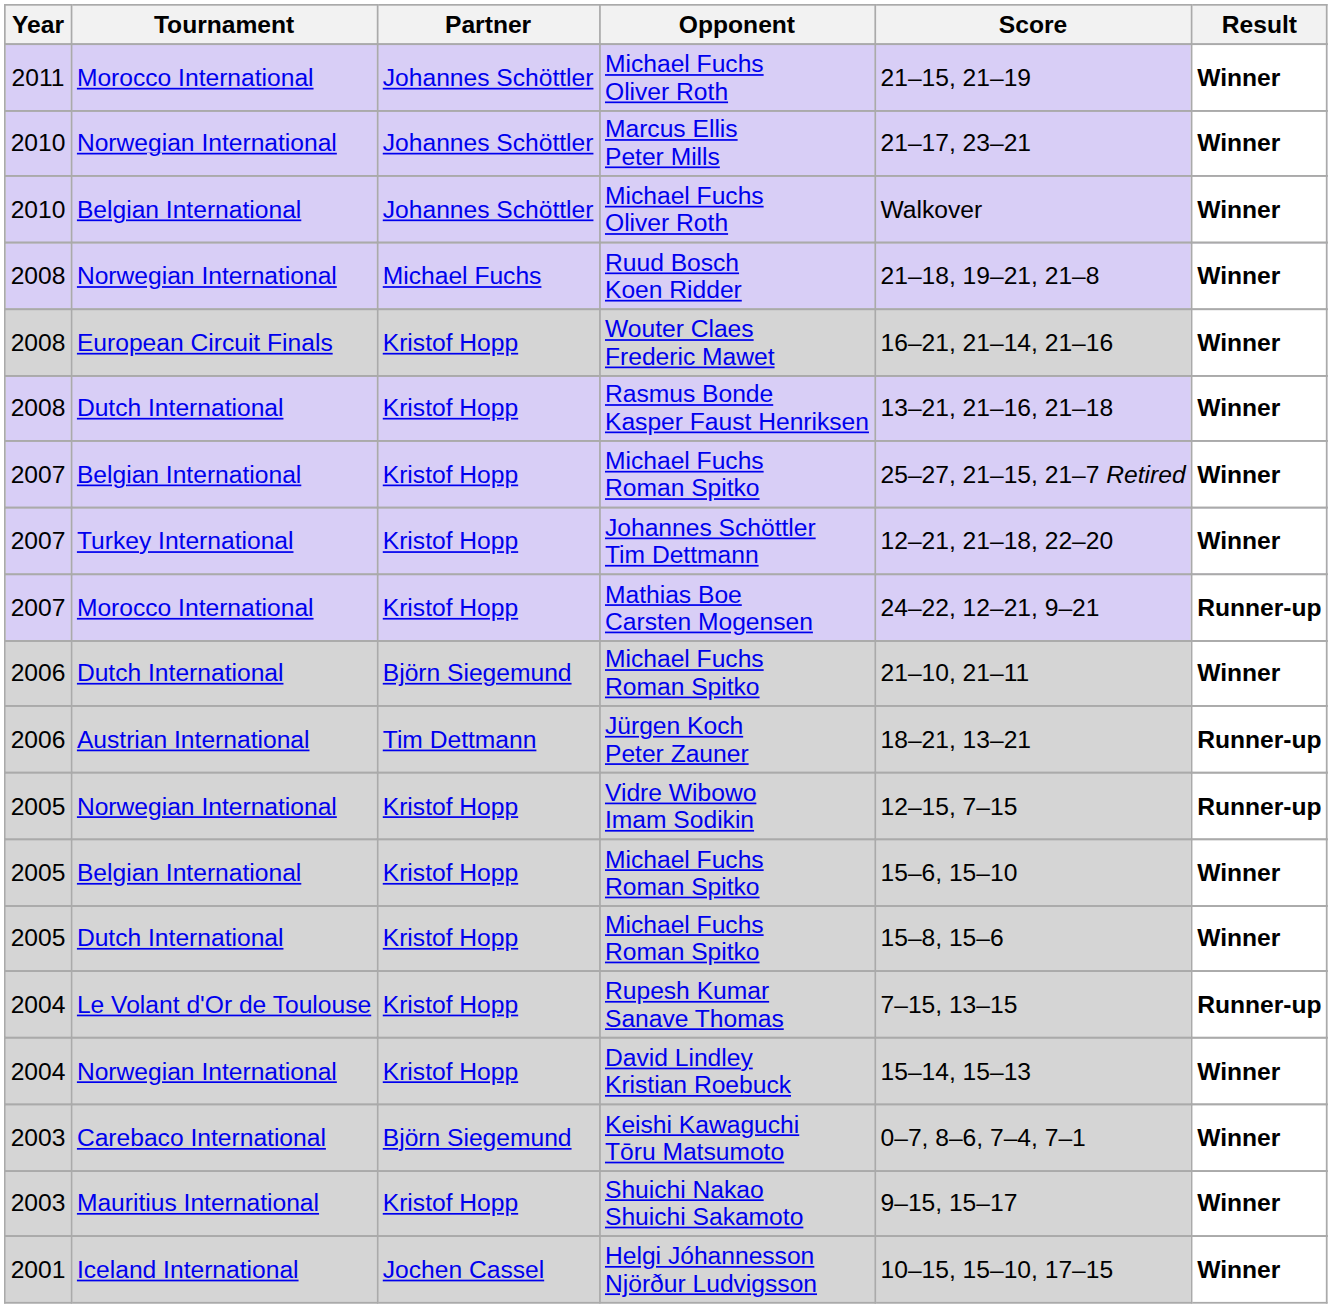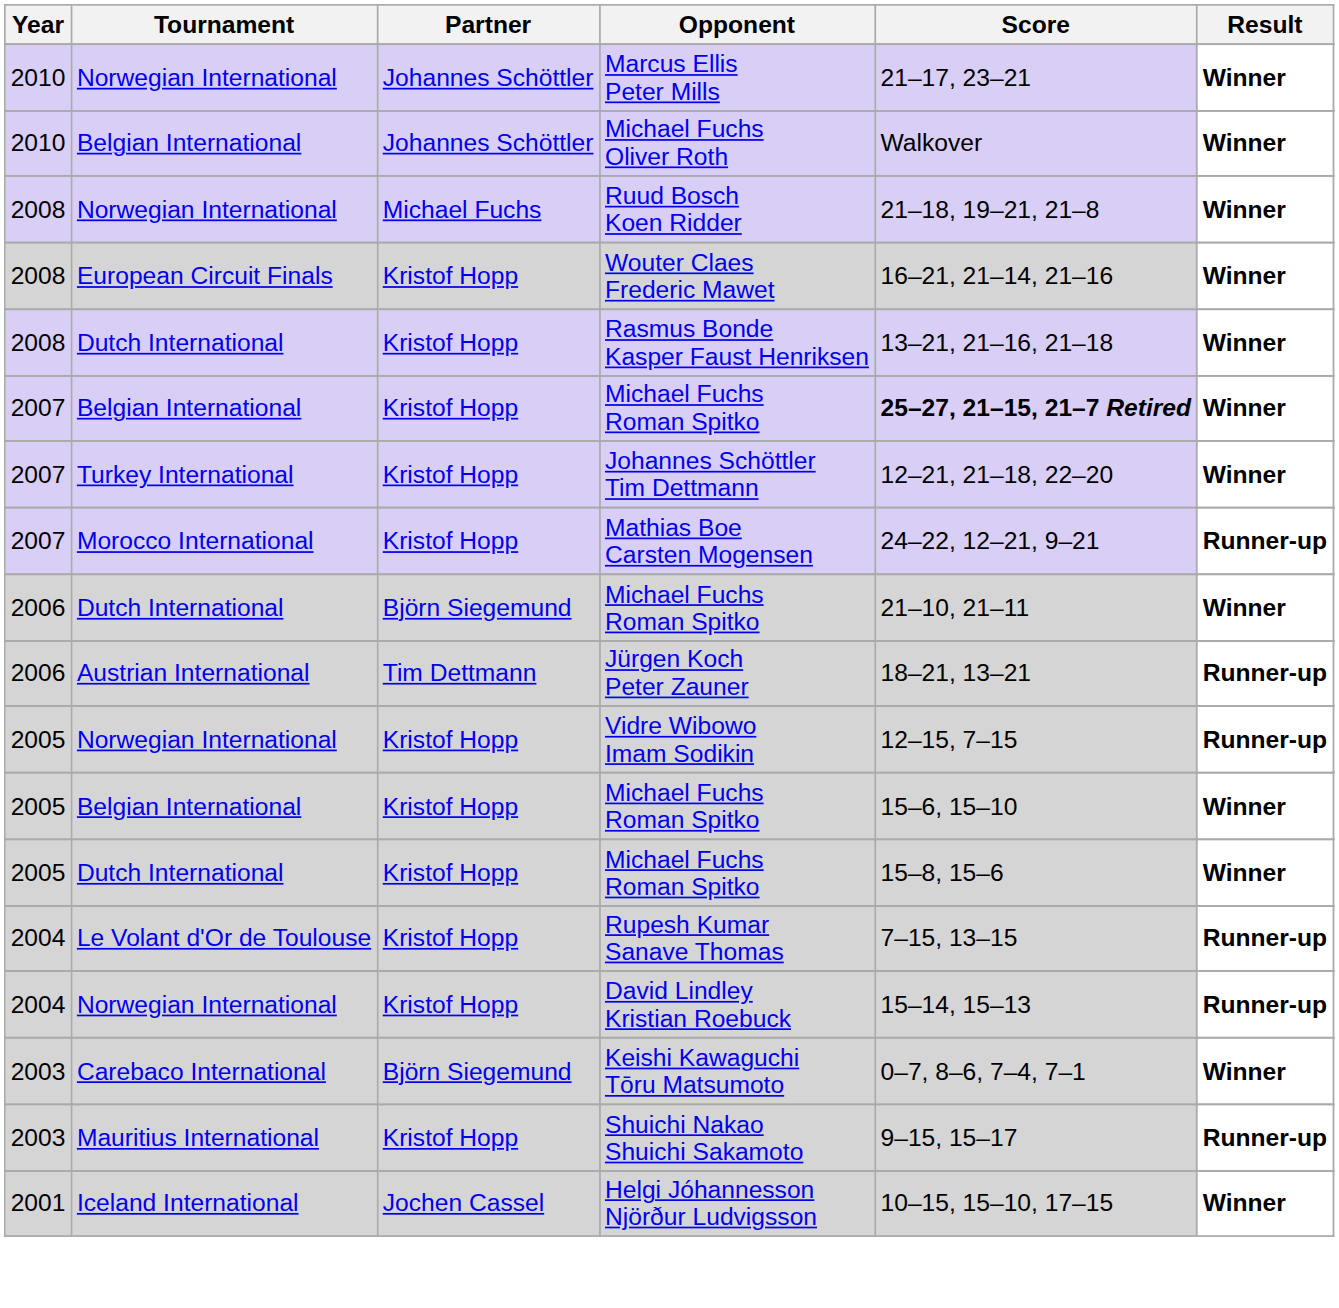- row: (38, 77)
(1033, 475) normal -> (1036, 409) bold
(1239, 1071) Winner -> (1265, 1005) Runner-up
(1239, 1204) Winner -> (1265, 1137) Runner-up
